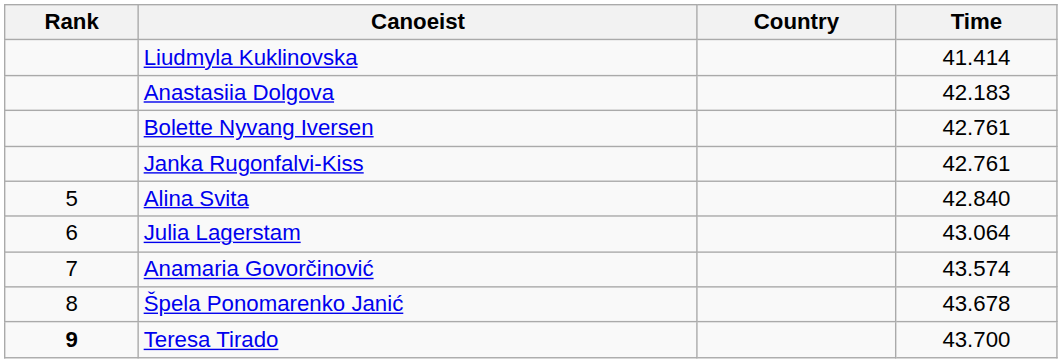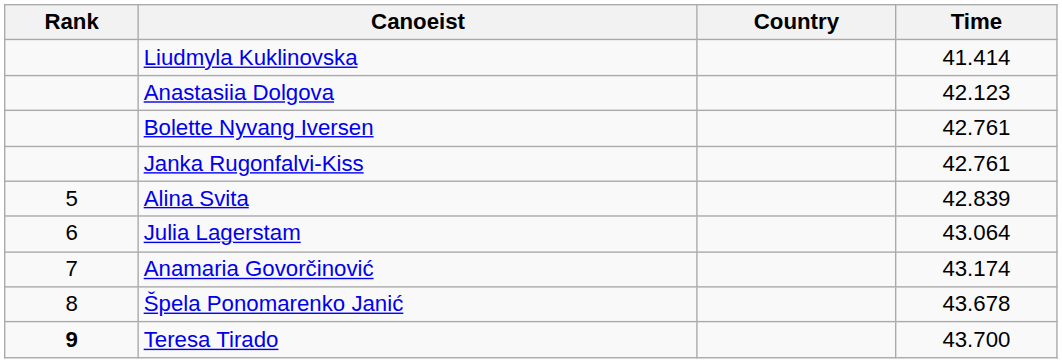(976, 92) 42.183 -> (976, 92) 42.123
(976, 198) 42.840 -> (976, 198) 42.839
(976, 269) 43.574 -> (976, 269) 43.174
